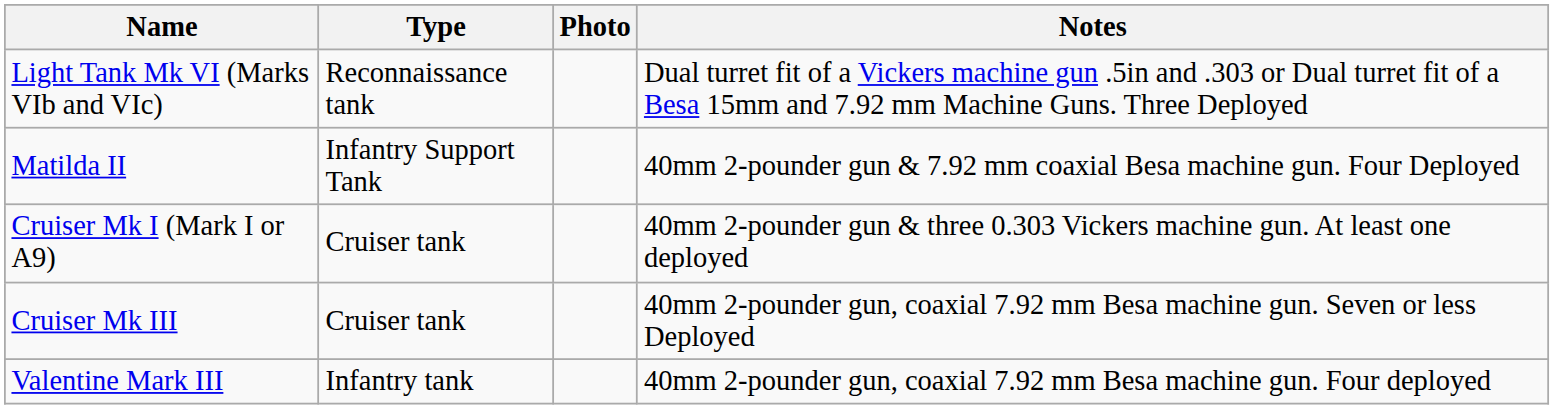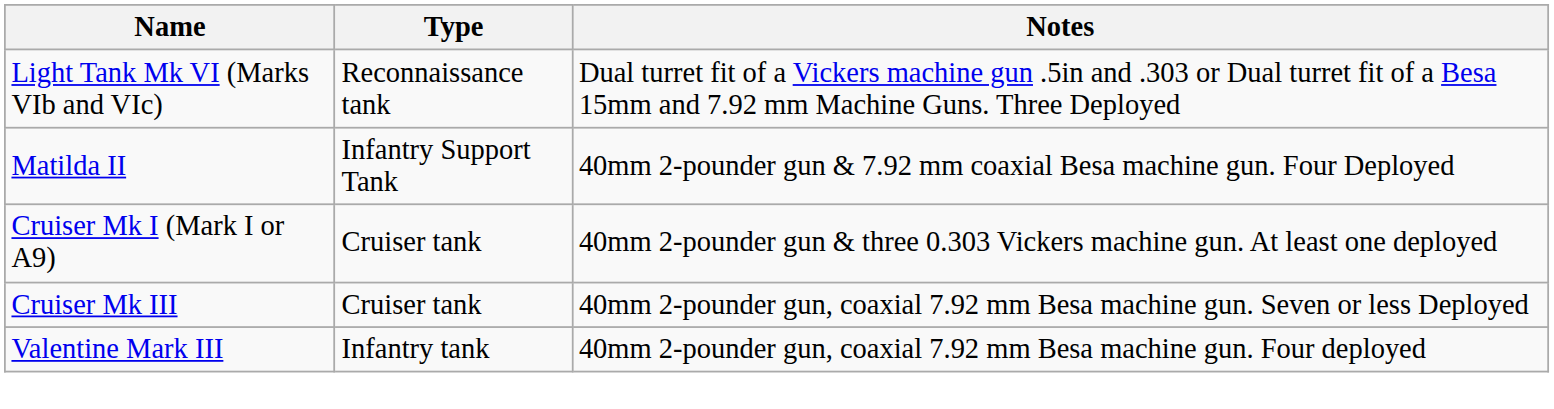- column: (595, 27)
